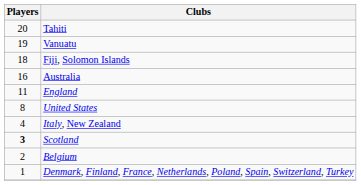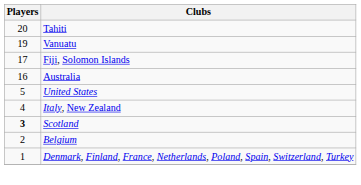(23, 60) 18 -> (23, 60) 17
- row: (60, 92)
(23, 108) 8 -> (23, 92) 5
